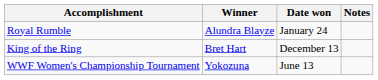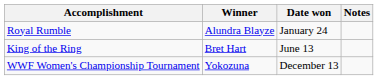(309, 48) December 13 -> (296, 48) June 13
(296, 65) June 13 -> (309, 65) December 13
